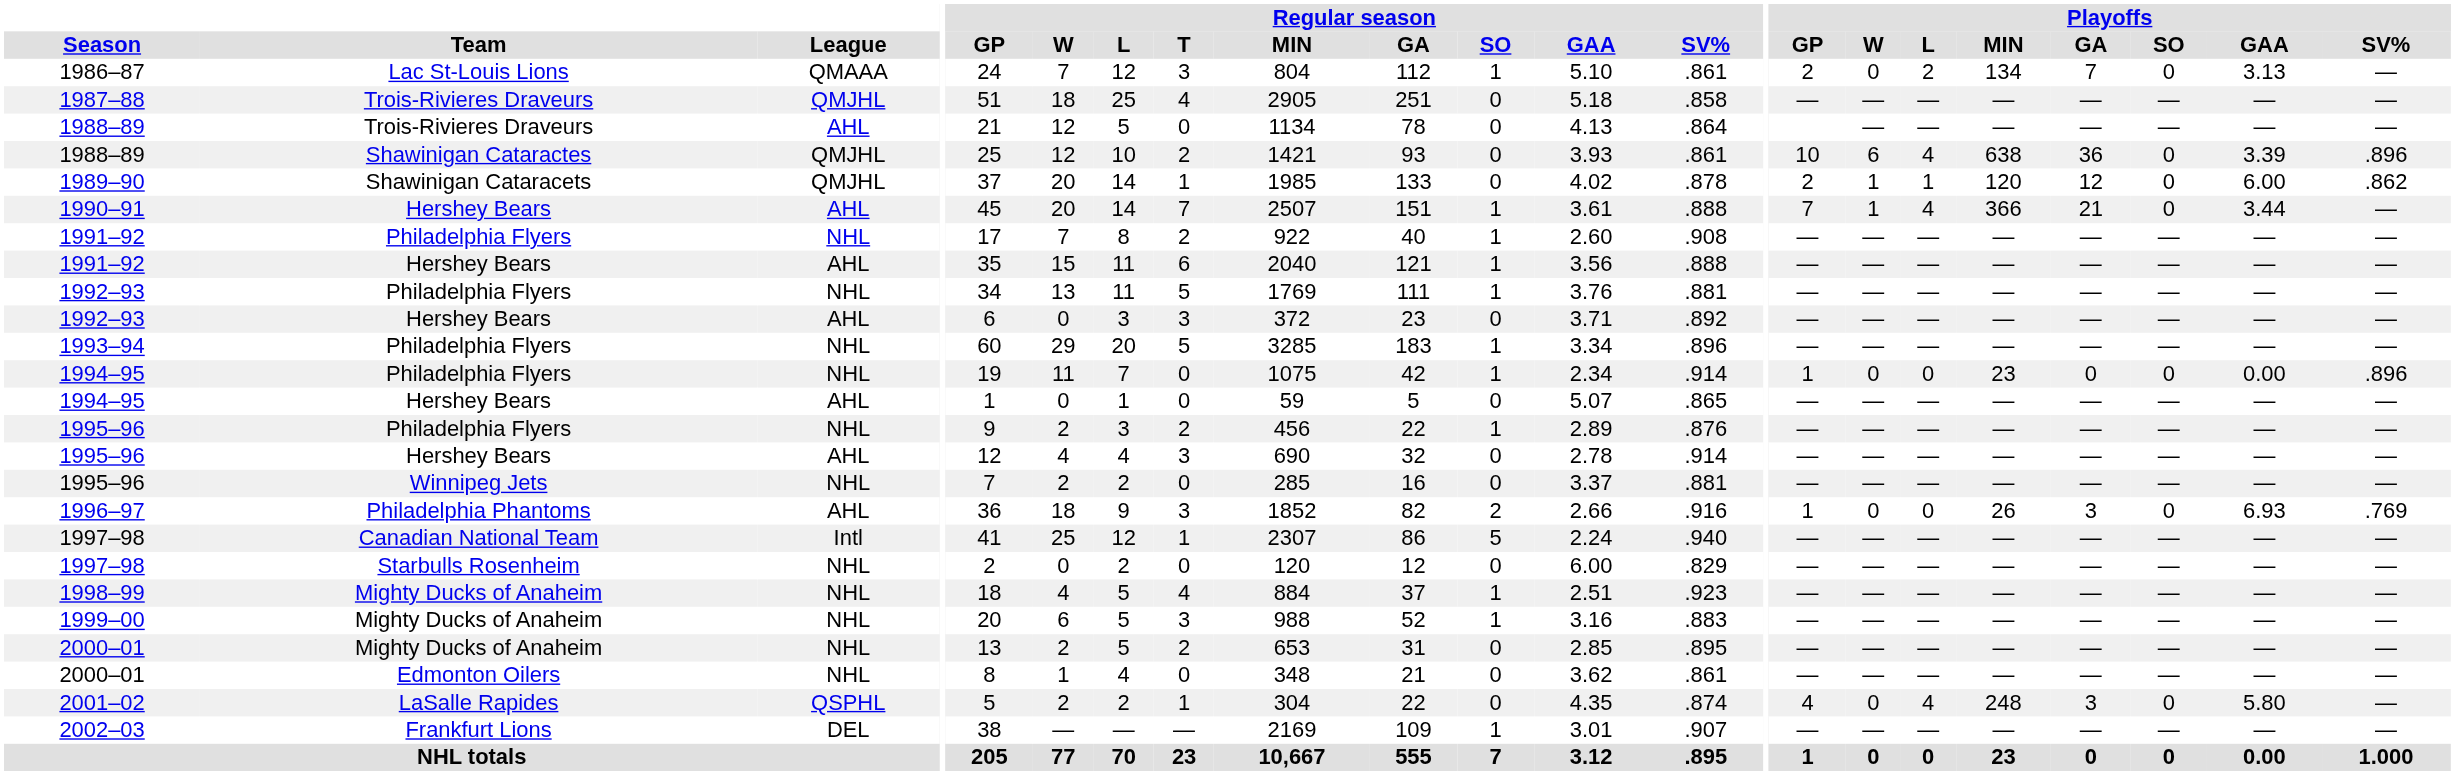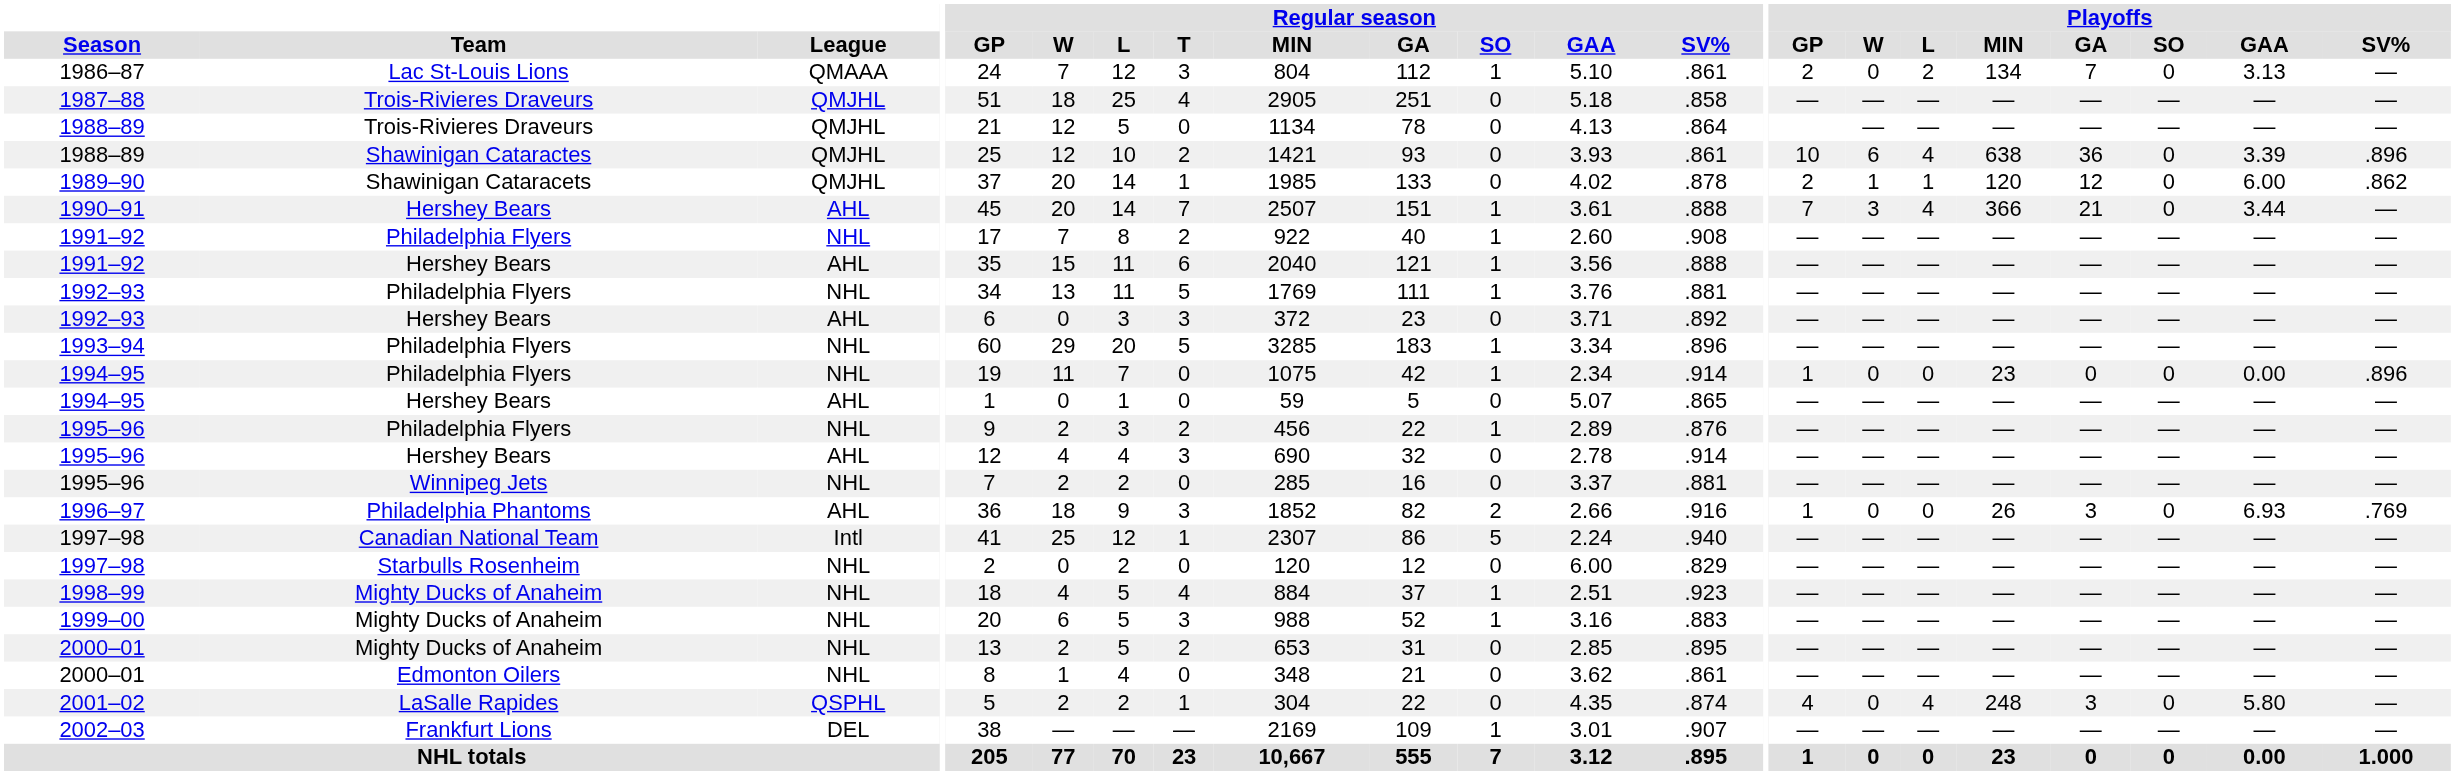(848, 127) AHL -> (848, 127) QMJHL
(1873, 209) 1 -> (1873, 209) 3
